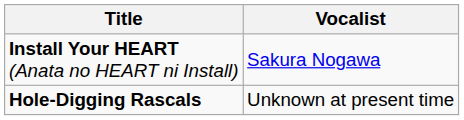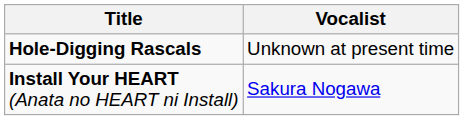rows swapped: (124, 59) <-> (105, 99)
